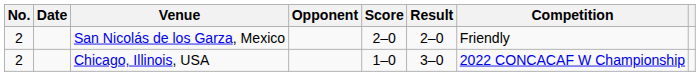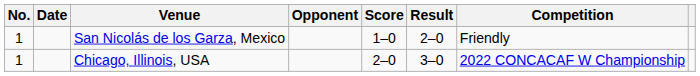(19, 37) 2 -> (19, 37) 1
(384, 37) 2–0 -> (384, 37) 1–0
(19, 60) 2 -> (19, 60) 1
(384, 60) 1–0 -> (384, 60) 2–0
